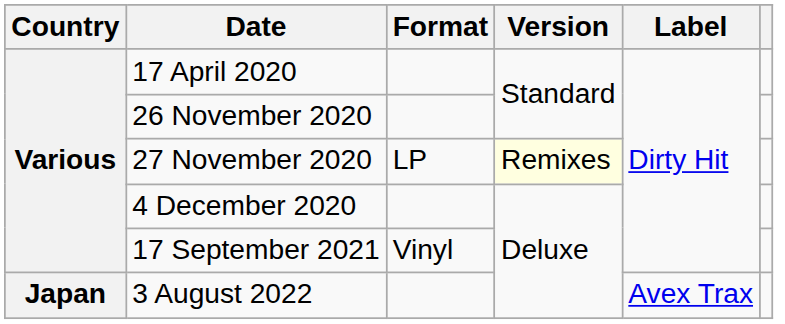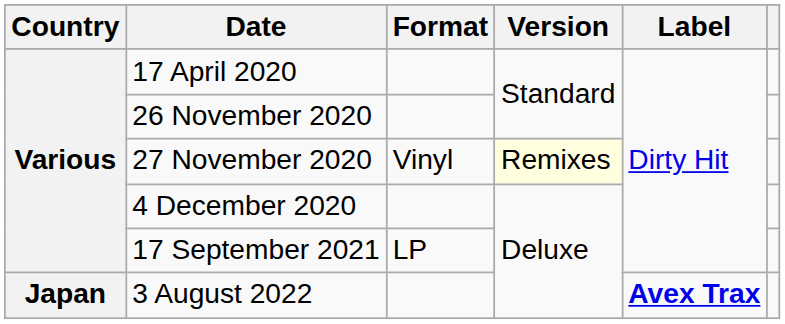(410, 160) LP -> (423, 160) Vinyl
(423, 250) Vinyl -> (410, 250) LP
(691, 294) normal -> (694, 294) bold
